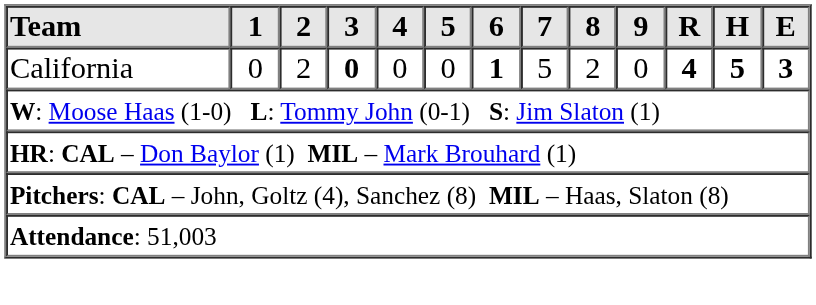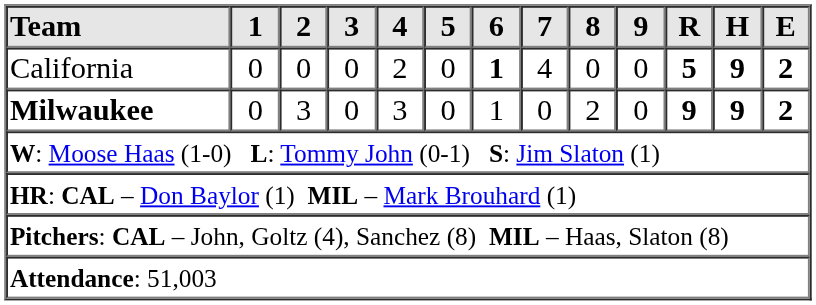(303, 68) 2 -> (303, 68) 0
(352, 68) bold -> (352, 68) normal
(400, 68) 0 -> (400, 68) 2
(545, 68) 5 -> (545, 68) 4
(593, 68) 2 -> (593, 68) 0
(689, 68) 4 -> (689, 68) 5
(737, 68) 5 -> (737, 68) 9
(786, 68) 3 -> (786, 68) 2
+ row: (82, 109)
